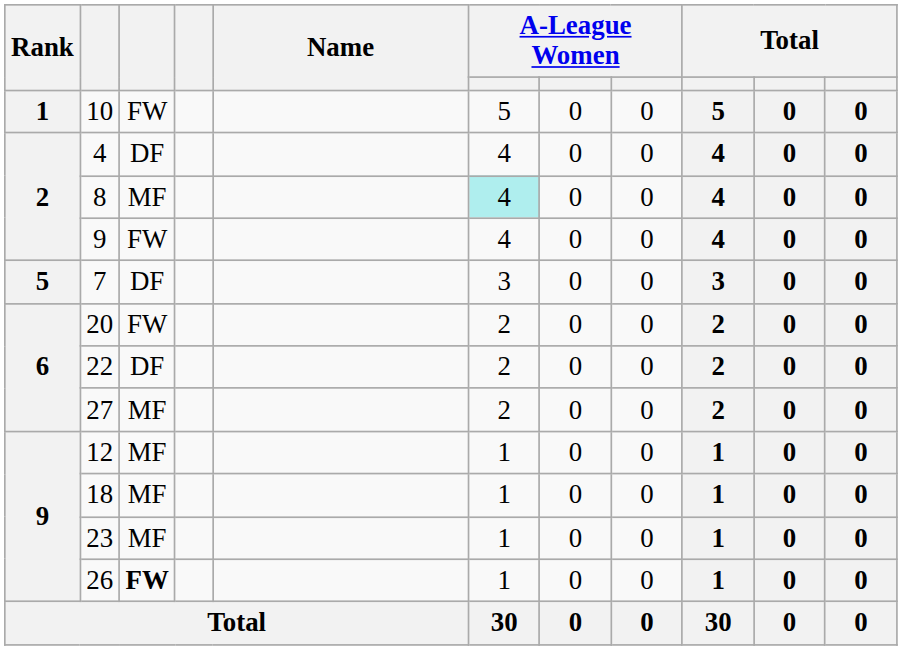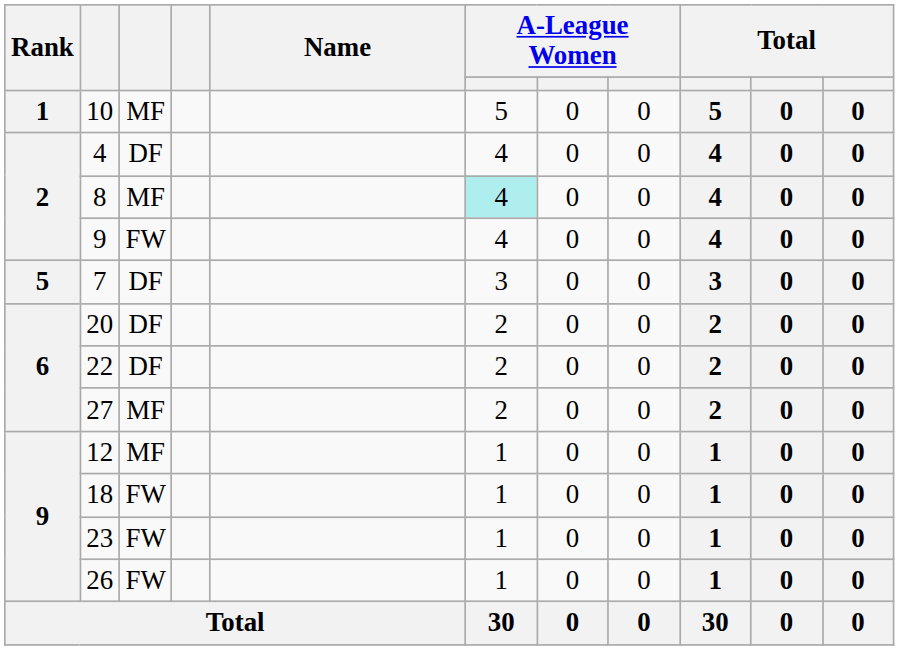(147, 111) FW -> (146, 111) MF
(147, 324) FW -> (146, 324) DF
(147, 494) MF -> (146, 494) FW
(147, 537) MF -> (146, 537) FW
(147, 580) bold -> (146, 580) normal
